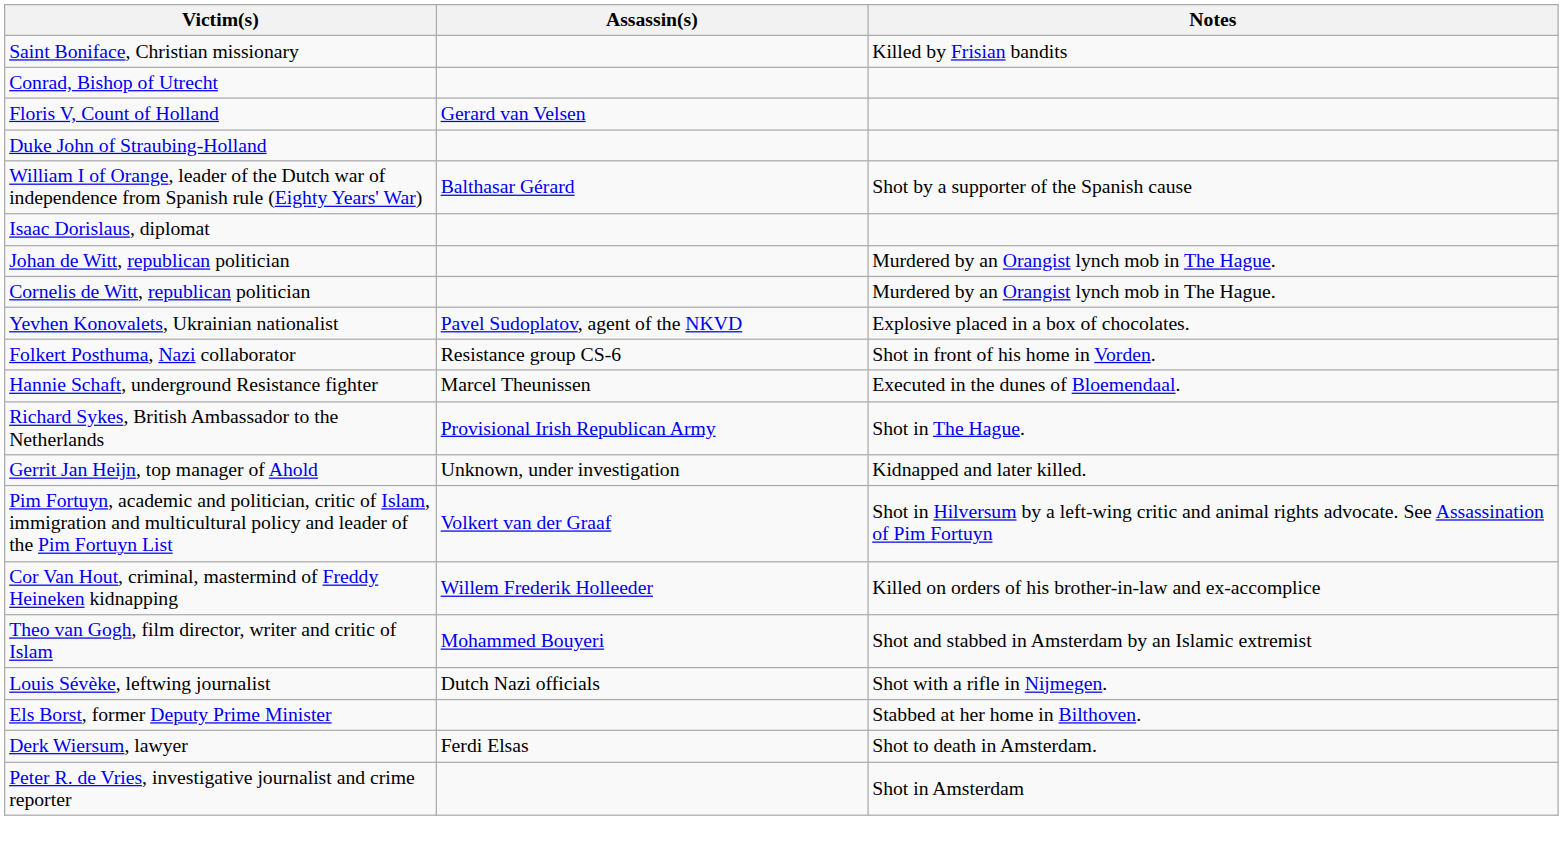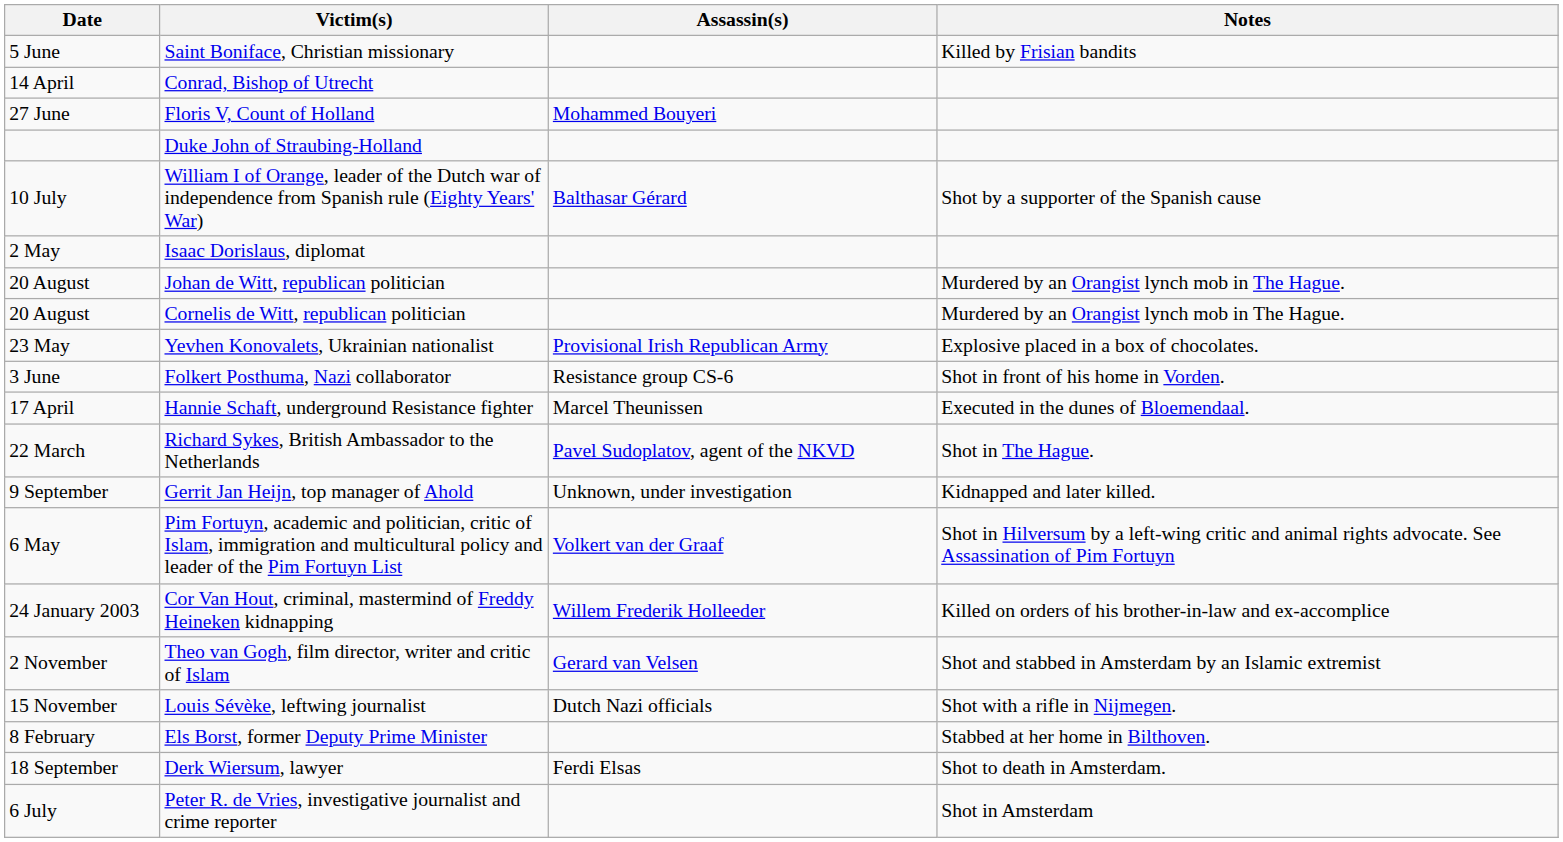+ column: (82, 20)
(513, 113) Gerard van Velsen -> (635, 113) Mohammed Bouyeri
(591, 323) Pavel Sudoplatov, agent of the NKVD -> (690, 345) Provisional Irish Republican Army
(578, 427) Provisional Irish Republican Army -> (704, 449) Pavel Sudoplatov, agent of the NKVD
(522, 641) Mohammed Bouyeri -> (625, 663) Gerard van Velsen
